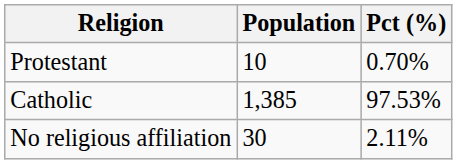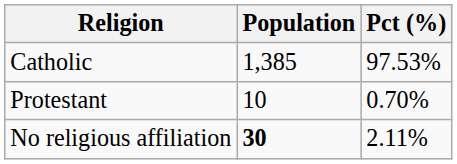rows swapped: (51, 100) <-> (59, 61)
(255, 138) normal -> (255, 138) bold
